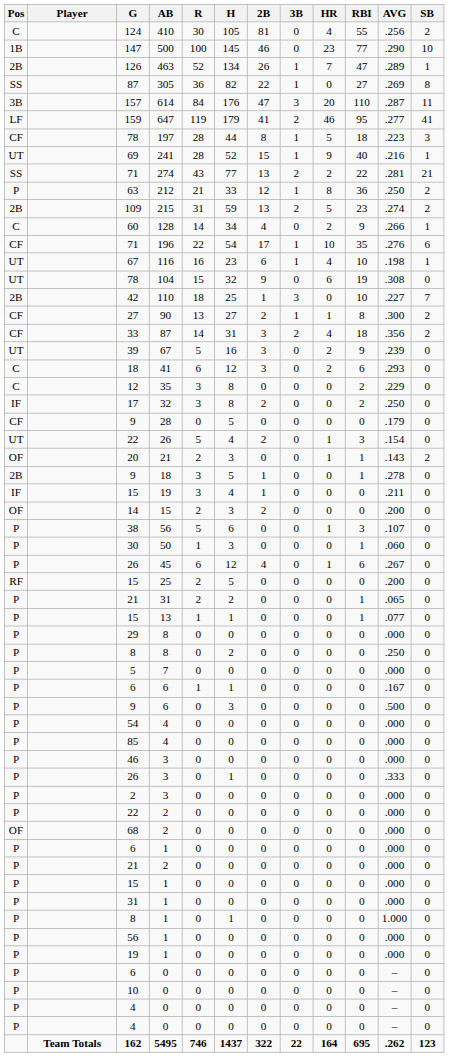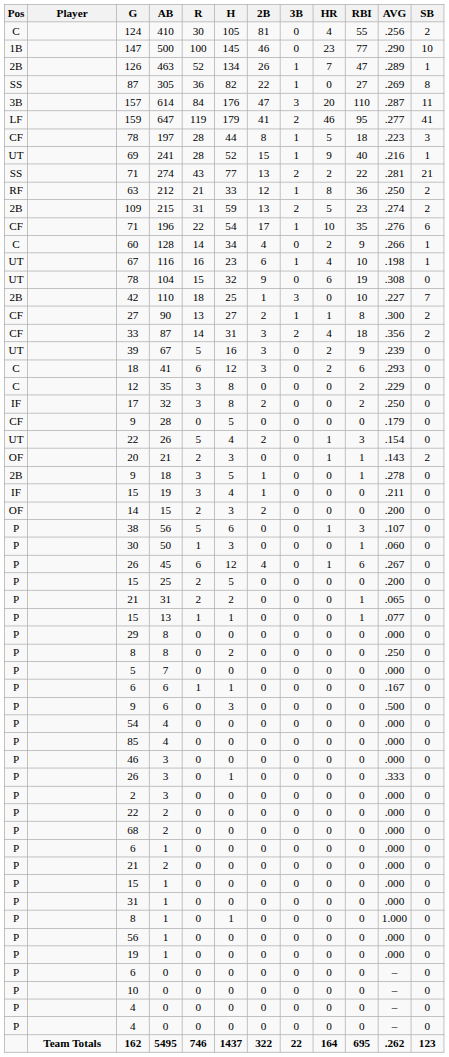(16, 191) P -> (16, 191) RF
rows swapped: (133, 244) <-> (133, 226)
(16, 581) RF -> (16, 581) P
(16, 830) OF -> (16, 830) P
